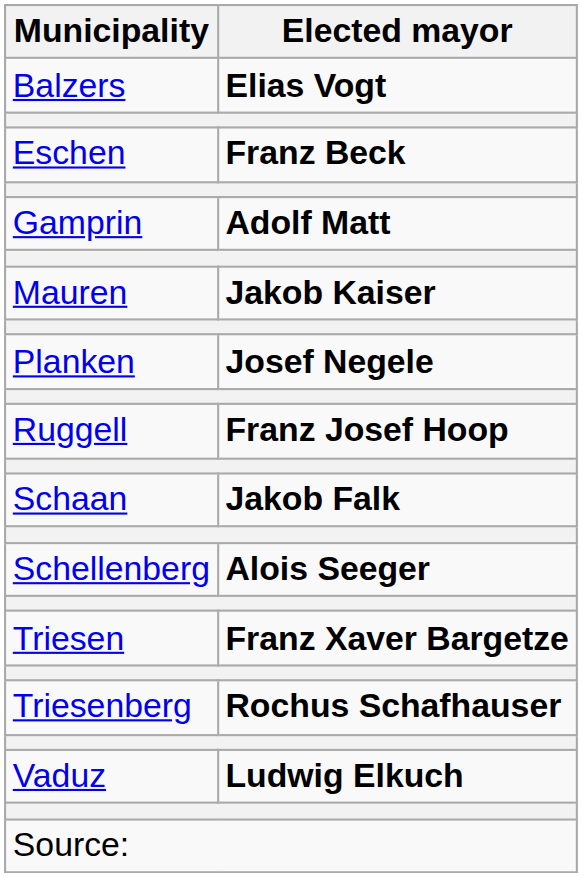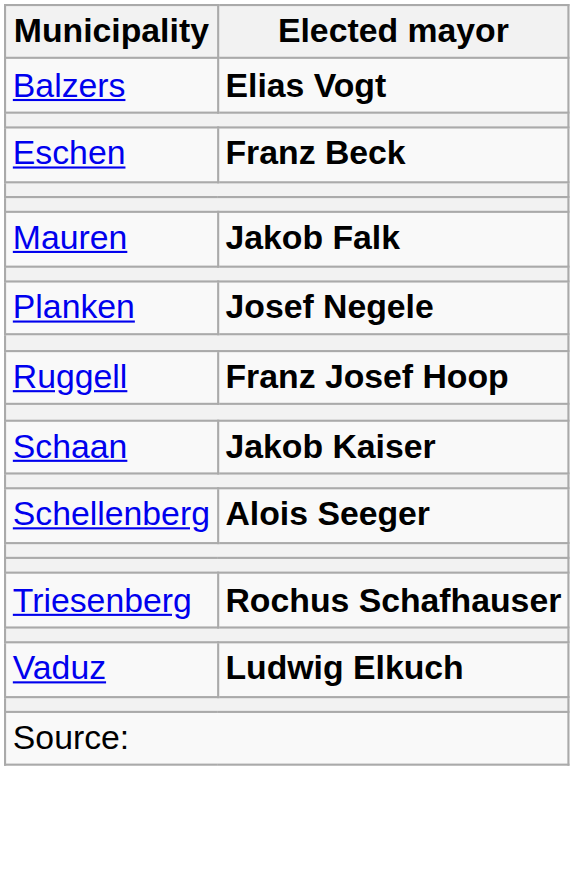- row: (78, 223)
(331, 292) Jakob Kaiser -> (313, 238) Jakob Falk
(313, 499) Jakob Falk -> (331, 445) Jakob Kaiser
- row: (69, 637)
